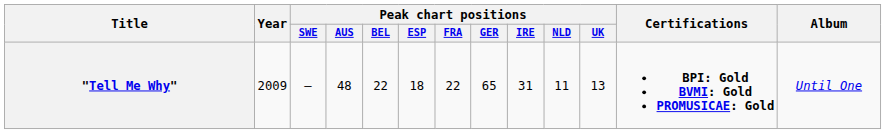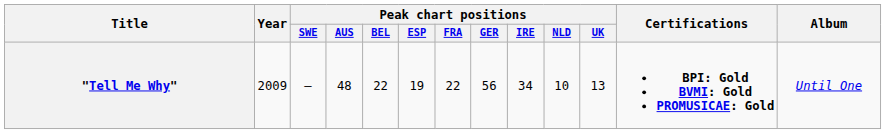(417, 85) 18 -> (417, 85) 19
(489, 85) 65 -> (489, 85) 56
(525, 85) 31 -> (525, 85) 34
(562, 85) 11 -> (562, 85) 10
